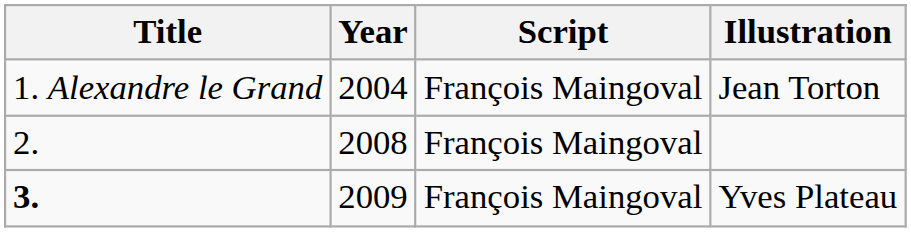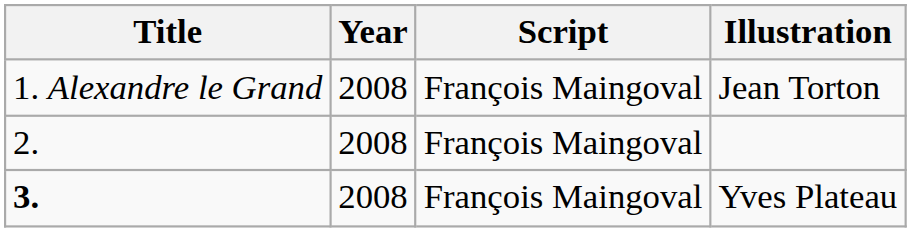(373, 87) 2004 -> (373, 87) 2008
(373, 197) 2009 -> (373, 197) 2008
